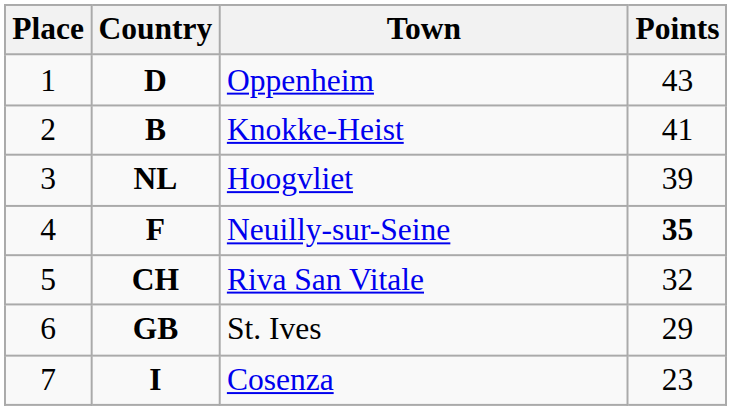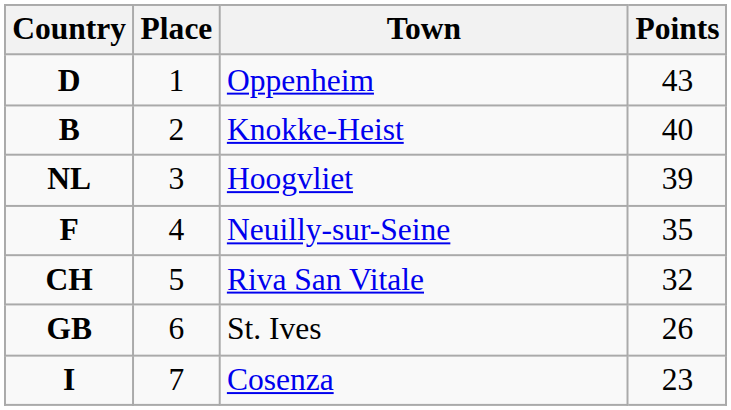columns swapped: (48, 29) <-> (155, 29)
(677, 129) 41 -> (677, 129) 40
(677, 229) bold -> (677, 229) normal
(677, 329) 29 -> (677, 329) 26
